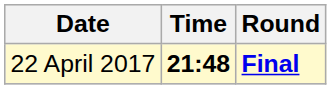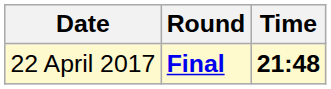columns swapped: (198, 24) <-> (281, 24)
